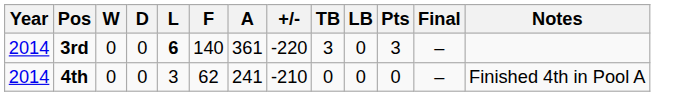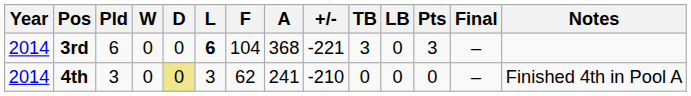+ column: (114, 18)
(208, 47) 140 -> (245, 47) 104
(247, 47) 361 -> (284, 47) 368
(289, 47) -220 -> (326, 47) -221
(142, 76) no background -> (179, 76) khaki background
